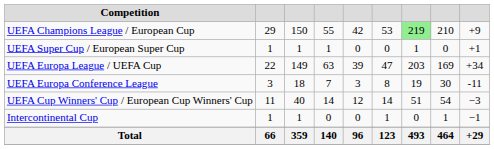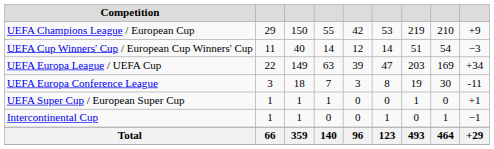(416, 30) lightgreen background -> (416, 30) no background
rows swapped: (96, 48) <-> (130, 100)
